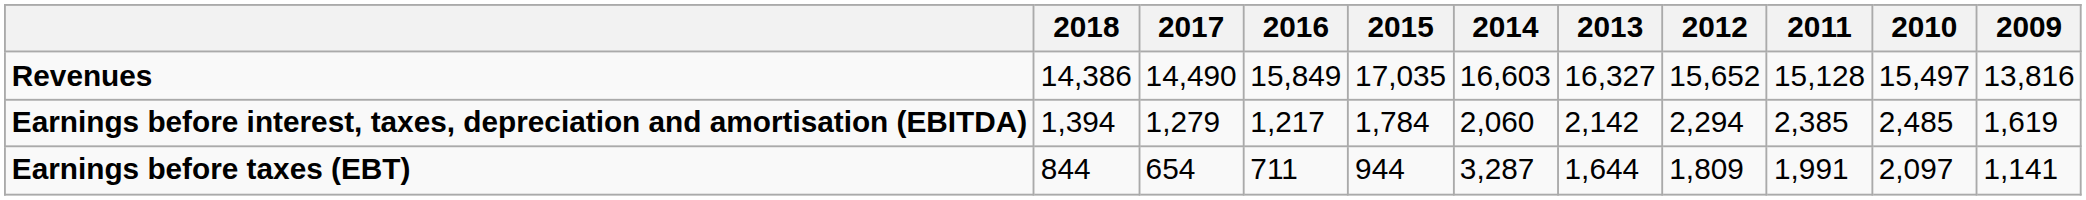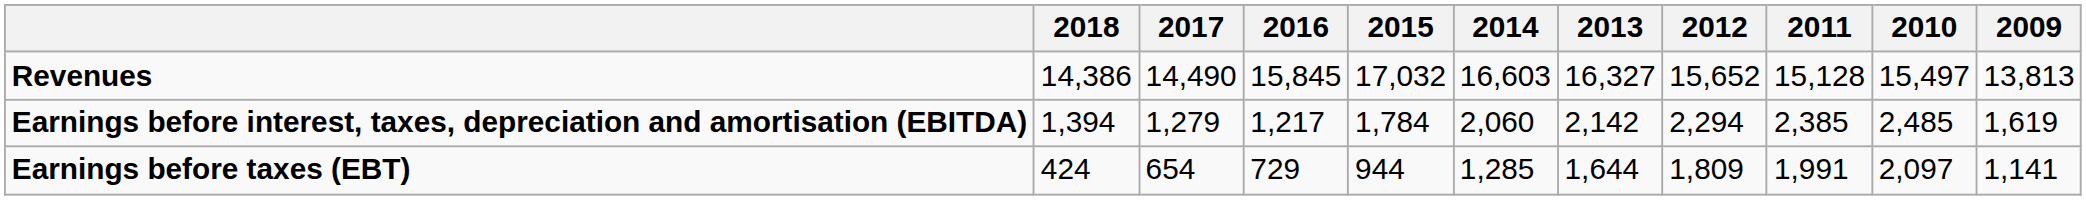(1296, 75) 15,849 -> (1296, 75) 15,845
(1401, 75) 17,035 -> (1401, 75) 17,032
(2029, 75) 13,816 -> (2029, 75) 13,813
(1066, 169) 844 -> (1066, 169) 424
(1274, 169) 711 -> (1275, 169) 729
(1497, 169) 3,287 -> (1497, 169) 1,285
